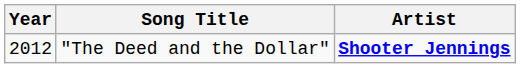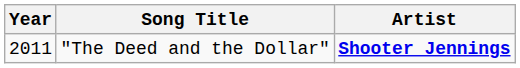(31, 49) 2012 -> (31, 49) 2011
